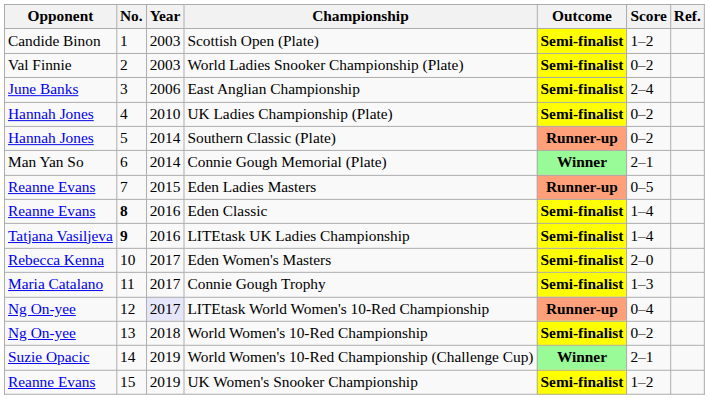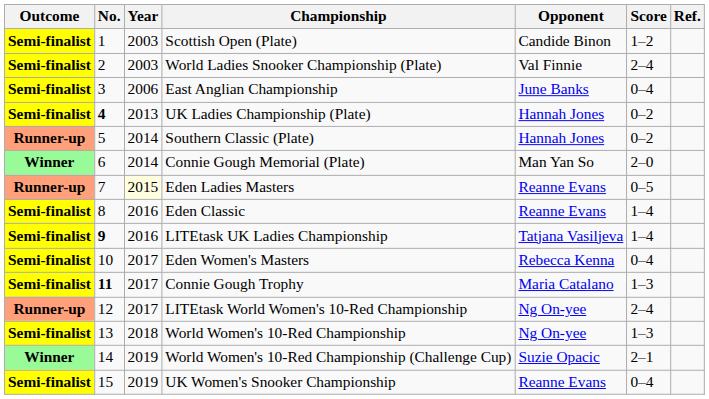columns swapped: (582, 16) <-> (60, 16)
(642, 65) 0–2 -> (642, 65) 2–4
(642, 89) 2–4 -> (642, 89) 0–4
(124, 114) normal -> (102, 114) bold
(165, 114) 2010 -> (143, 114) 2013
(642, 162) 2–1 -> (642, 162) 2–0
(165, 187) no background -> (143, 187) lightyellow background
(124, 211) bold -> (102, 211) normal
(642, 260) 2–0 -> (642, 260) 0–4
(127, 284) normal -> (105, 284) bold
(165, 308) lavender background -> (143, 308) no background
(642, 308) 0–4 -> (642, 308) 2–4
(642, 333) 0–2 -> (642, 333) 1–3
(642, 382) 1–2 -> (642, 382) 0–4
